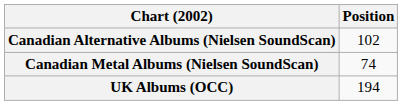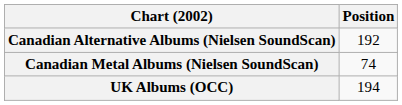(368, 40) 102 -> (368, 40) 192
